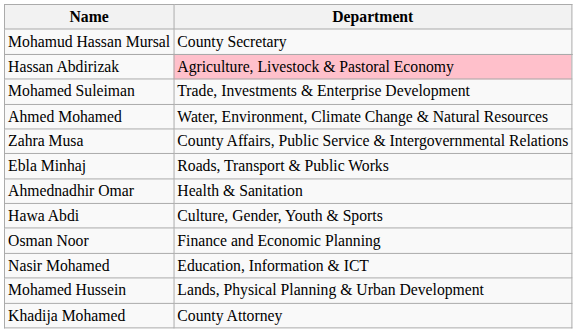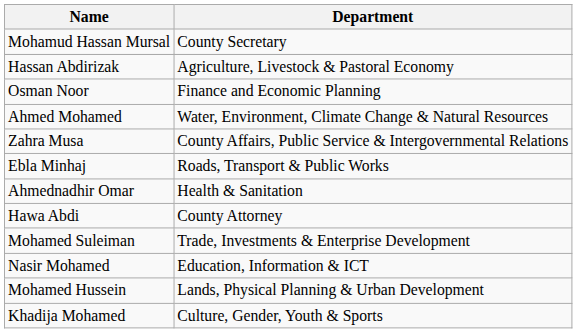(316, 66) pink background -> (316, 66) no background
rows swapped: (48, 240) <-> (71, 91)
(280, 215) Culture, Gender, Youth & Sports -> (230, 215) County Attorney
(230, 315) County Attorney -> (280, 315) Culture, Gender, Youth & Sports
